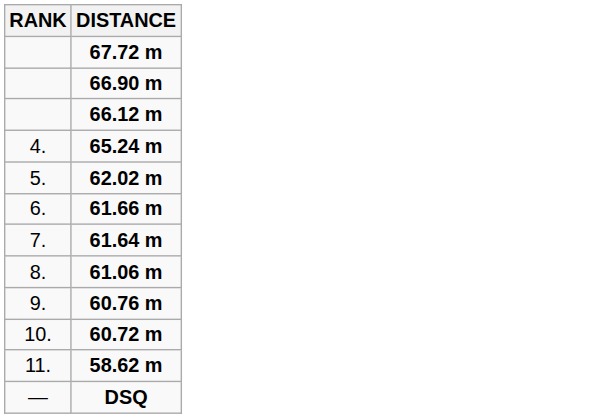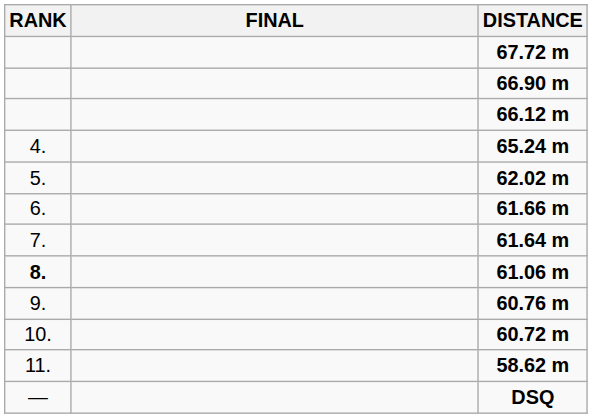+ column: (275, 21)
(38, 272) normal -> (38, 272) bold
